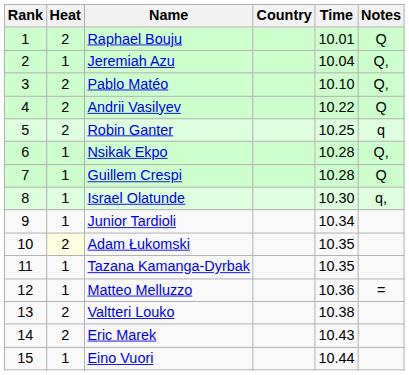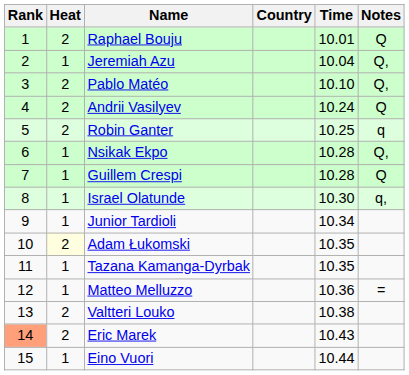(336, 107) 10.22 -> (336, 107) 10.24
(25, 335) no background -> (25, 335) lightsalmon background
